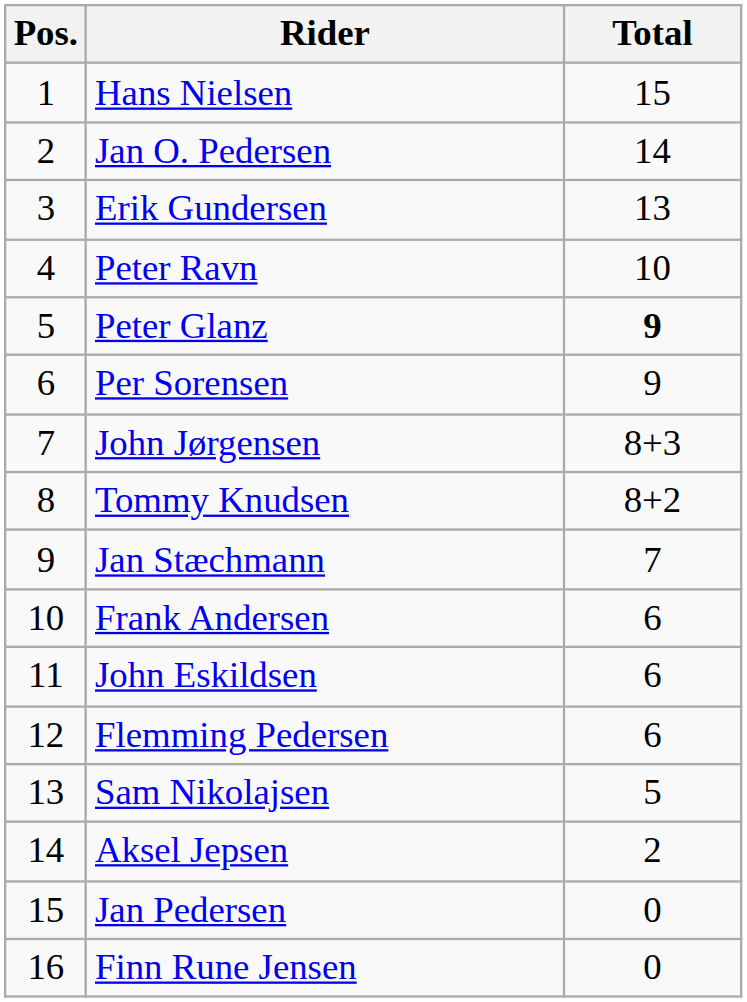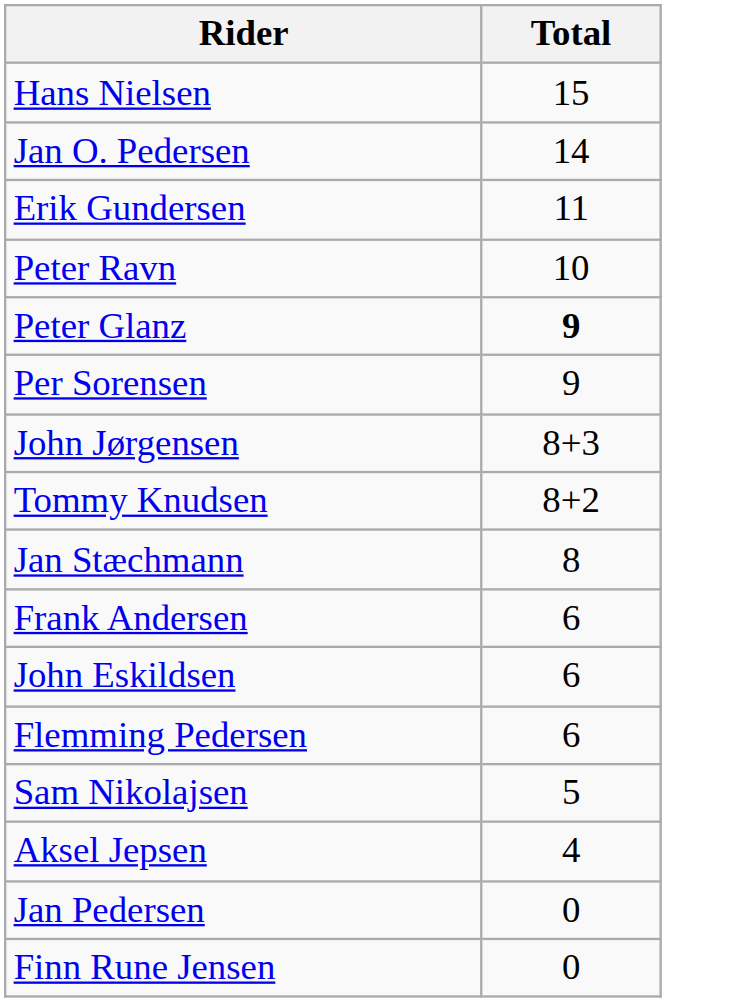- column: (46, 33)
(652, 208) 13 -> (571, 208) 11
(652, 558) 7 -> (571, 558) 8
(652, 850) 2 -> (571, 850) 4
